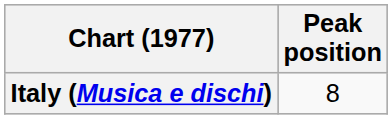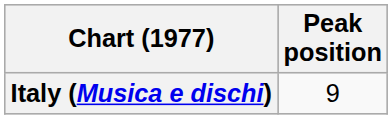(333, 93) 8 -> (333, 93) 9
